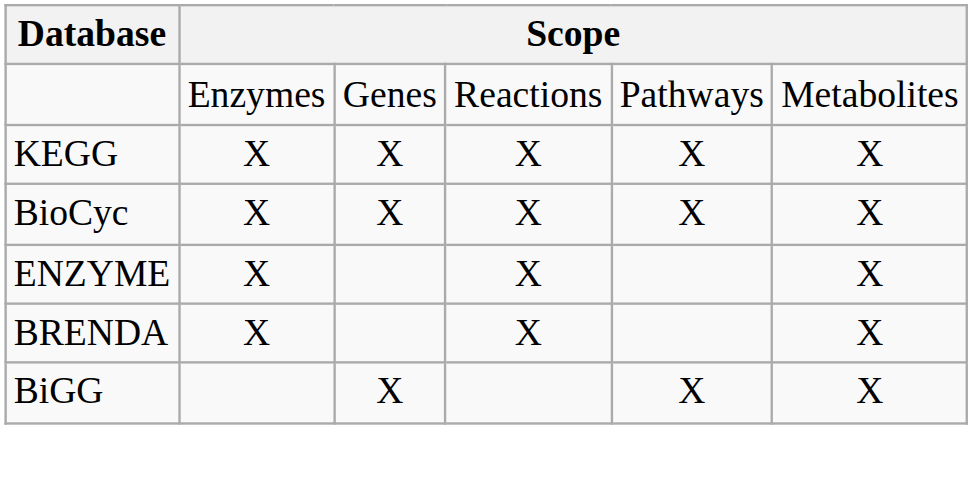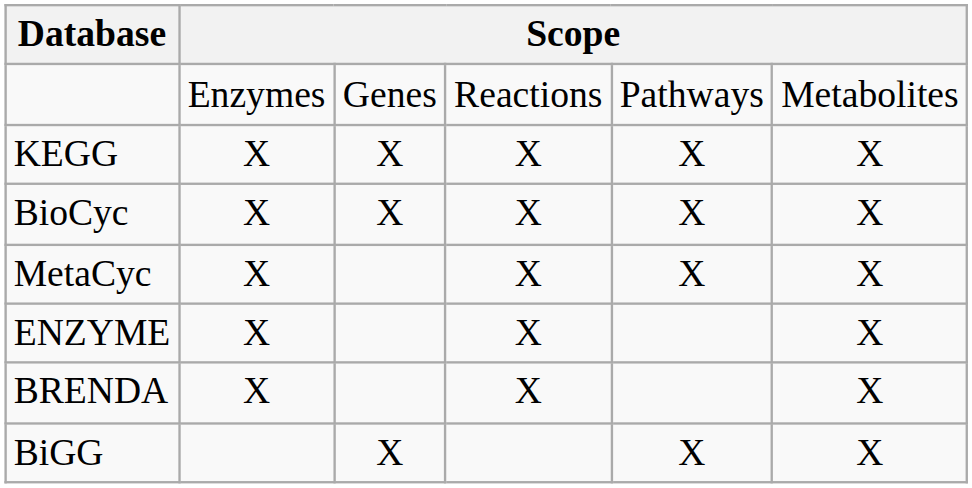+ row: (83, 272)
